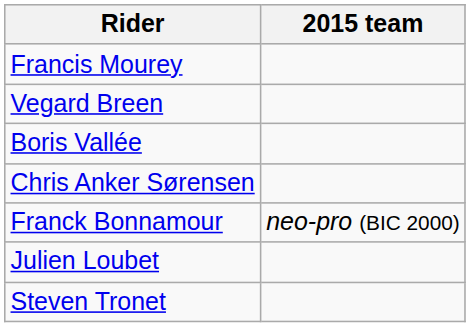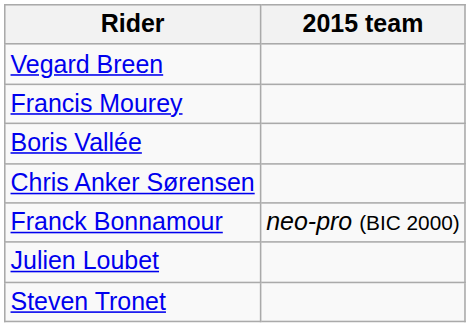rows swapped: (87, 103) <-> (97, 63)
